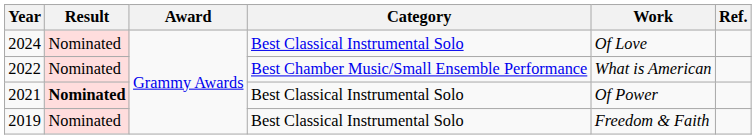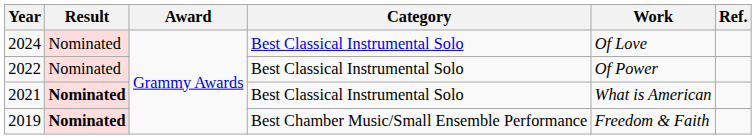(419, 69) Best Chamber Music/Small Ensemble Performance -> (357, 69) Best Classical Instrumental Solo
(653, 69) What is American -> (626, 69) Of Power
(626, 95) Of Power -> (653, 95) What is American
(85, 120) normal -> (87, 120) bold
(357, 120) Best Classical Instrumental Solo -> (419, 120) Best Chamber Music/Small Ensemble Performance
